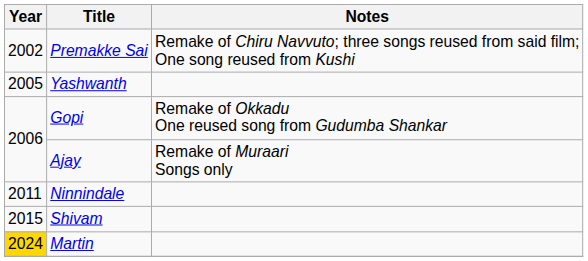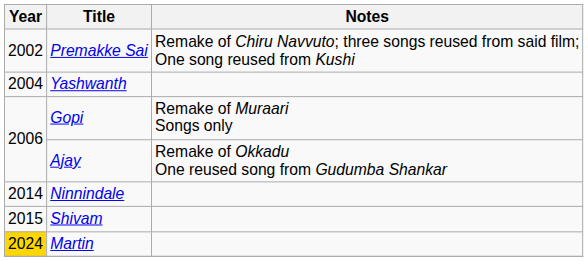(26, 84) 2005 -> (26, 84) 2004
(301, 117) Remake of Okkadu One reused song from Gudumba Shankar -> (222, 117) Remake of Muraari Songs only
(222, 160) Remake of Muraari Songs only -> (301, 160) Remake of Okkadu One reused song from Gudumba Shankar
(25, 194) 2011 -> (26, 194) 2014
